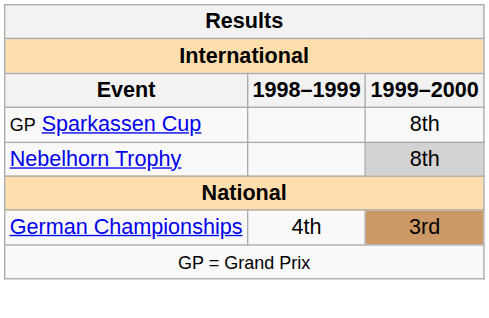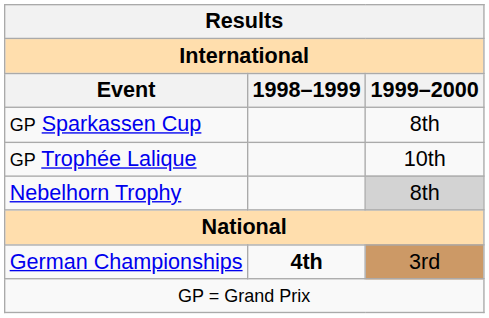+ row: (103, 158)
(307, 227) normal -> (307, 261) bold
